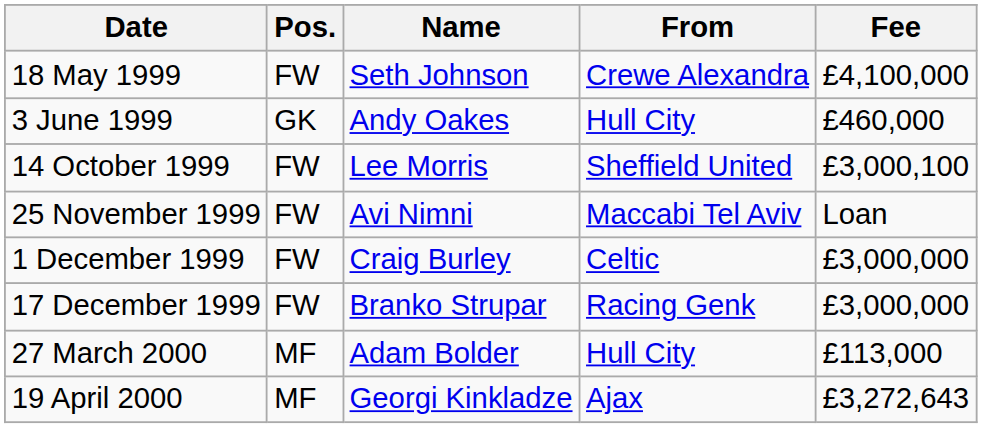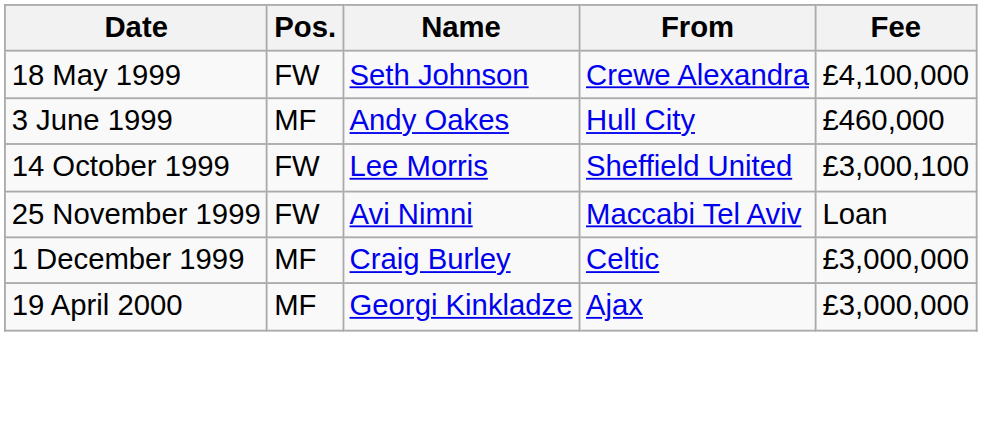(295, 120) GK -> (295, 120) MF
(297, 259) FW -> (295, 259) MF
- row: (136, 306)
- row: (109, 352)
(896, 399) £3,272,643 -> (896, 306) £3,000,000
